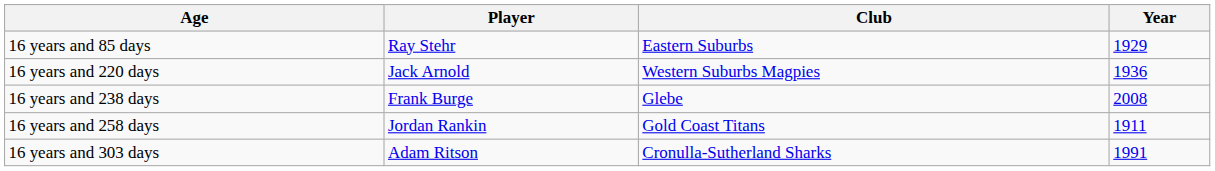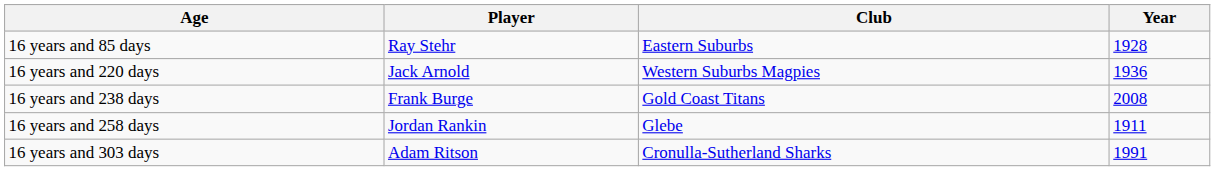(1130, 44) 1929 -> (1130, 44) 1928
(663, 98) Glebe -> (704, 98) Gold Coast Titans
(704, 125) Gold Coast Titans -> (663, 125) Glebe
